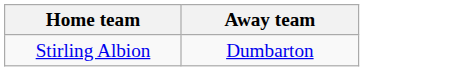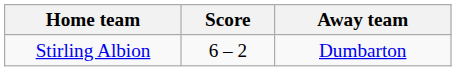+ column: (228, 19)
